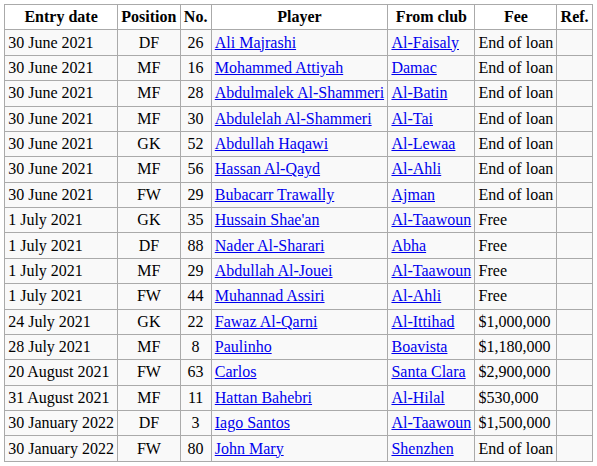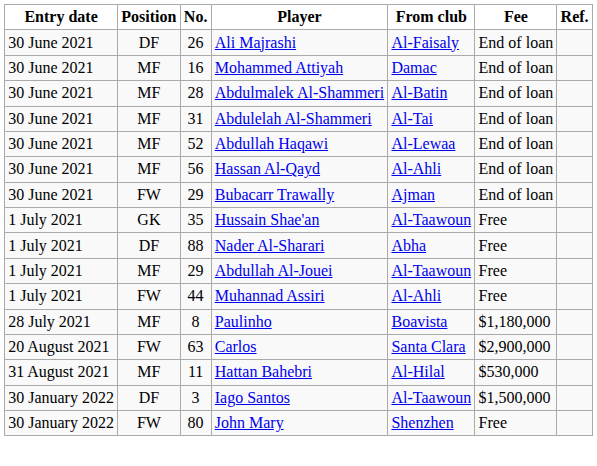(196, 118) 30 -> (196, 118) 31
(149, 144) GK -> (149, 144) MF
- row: (266, 321)
(516, 448) End of loan -> (493, 423) Free
